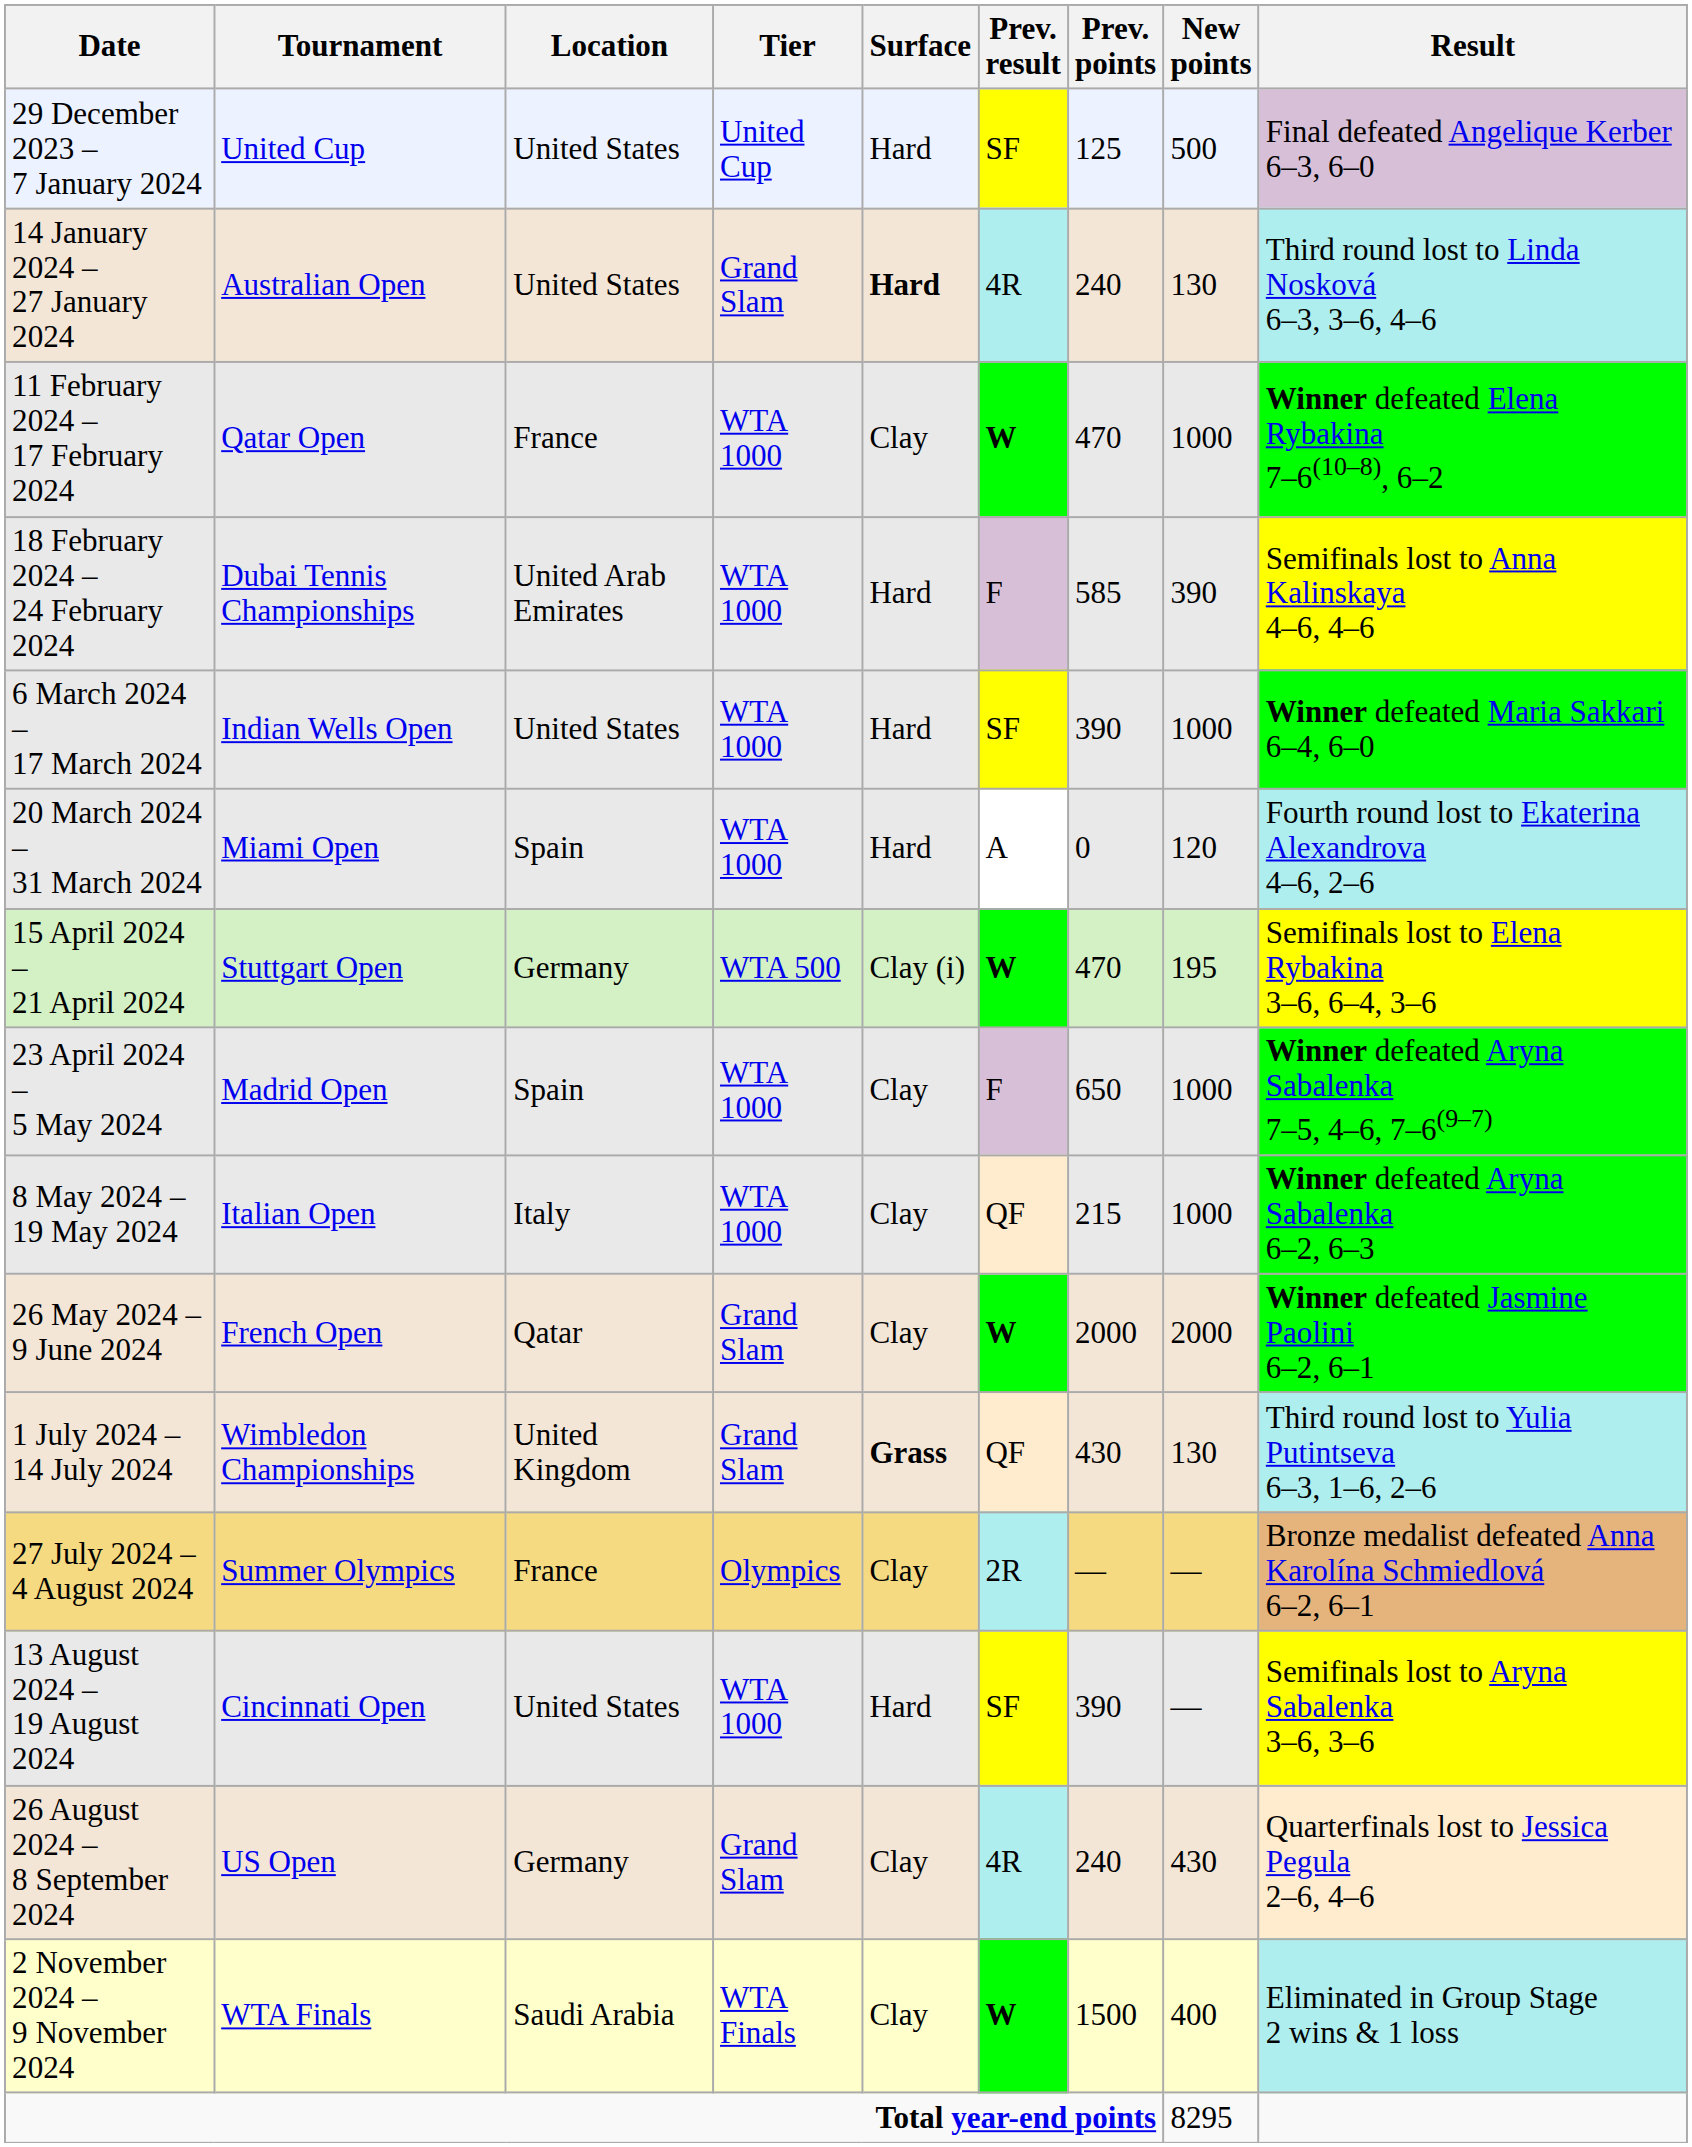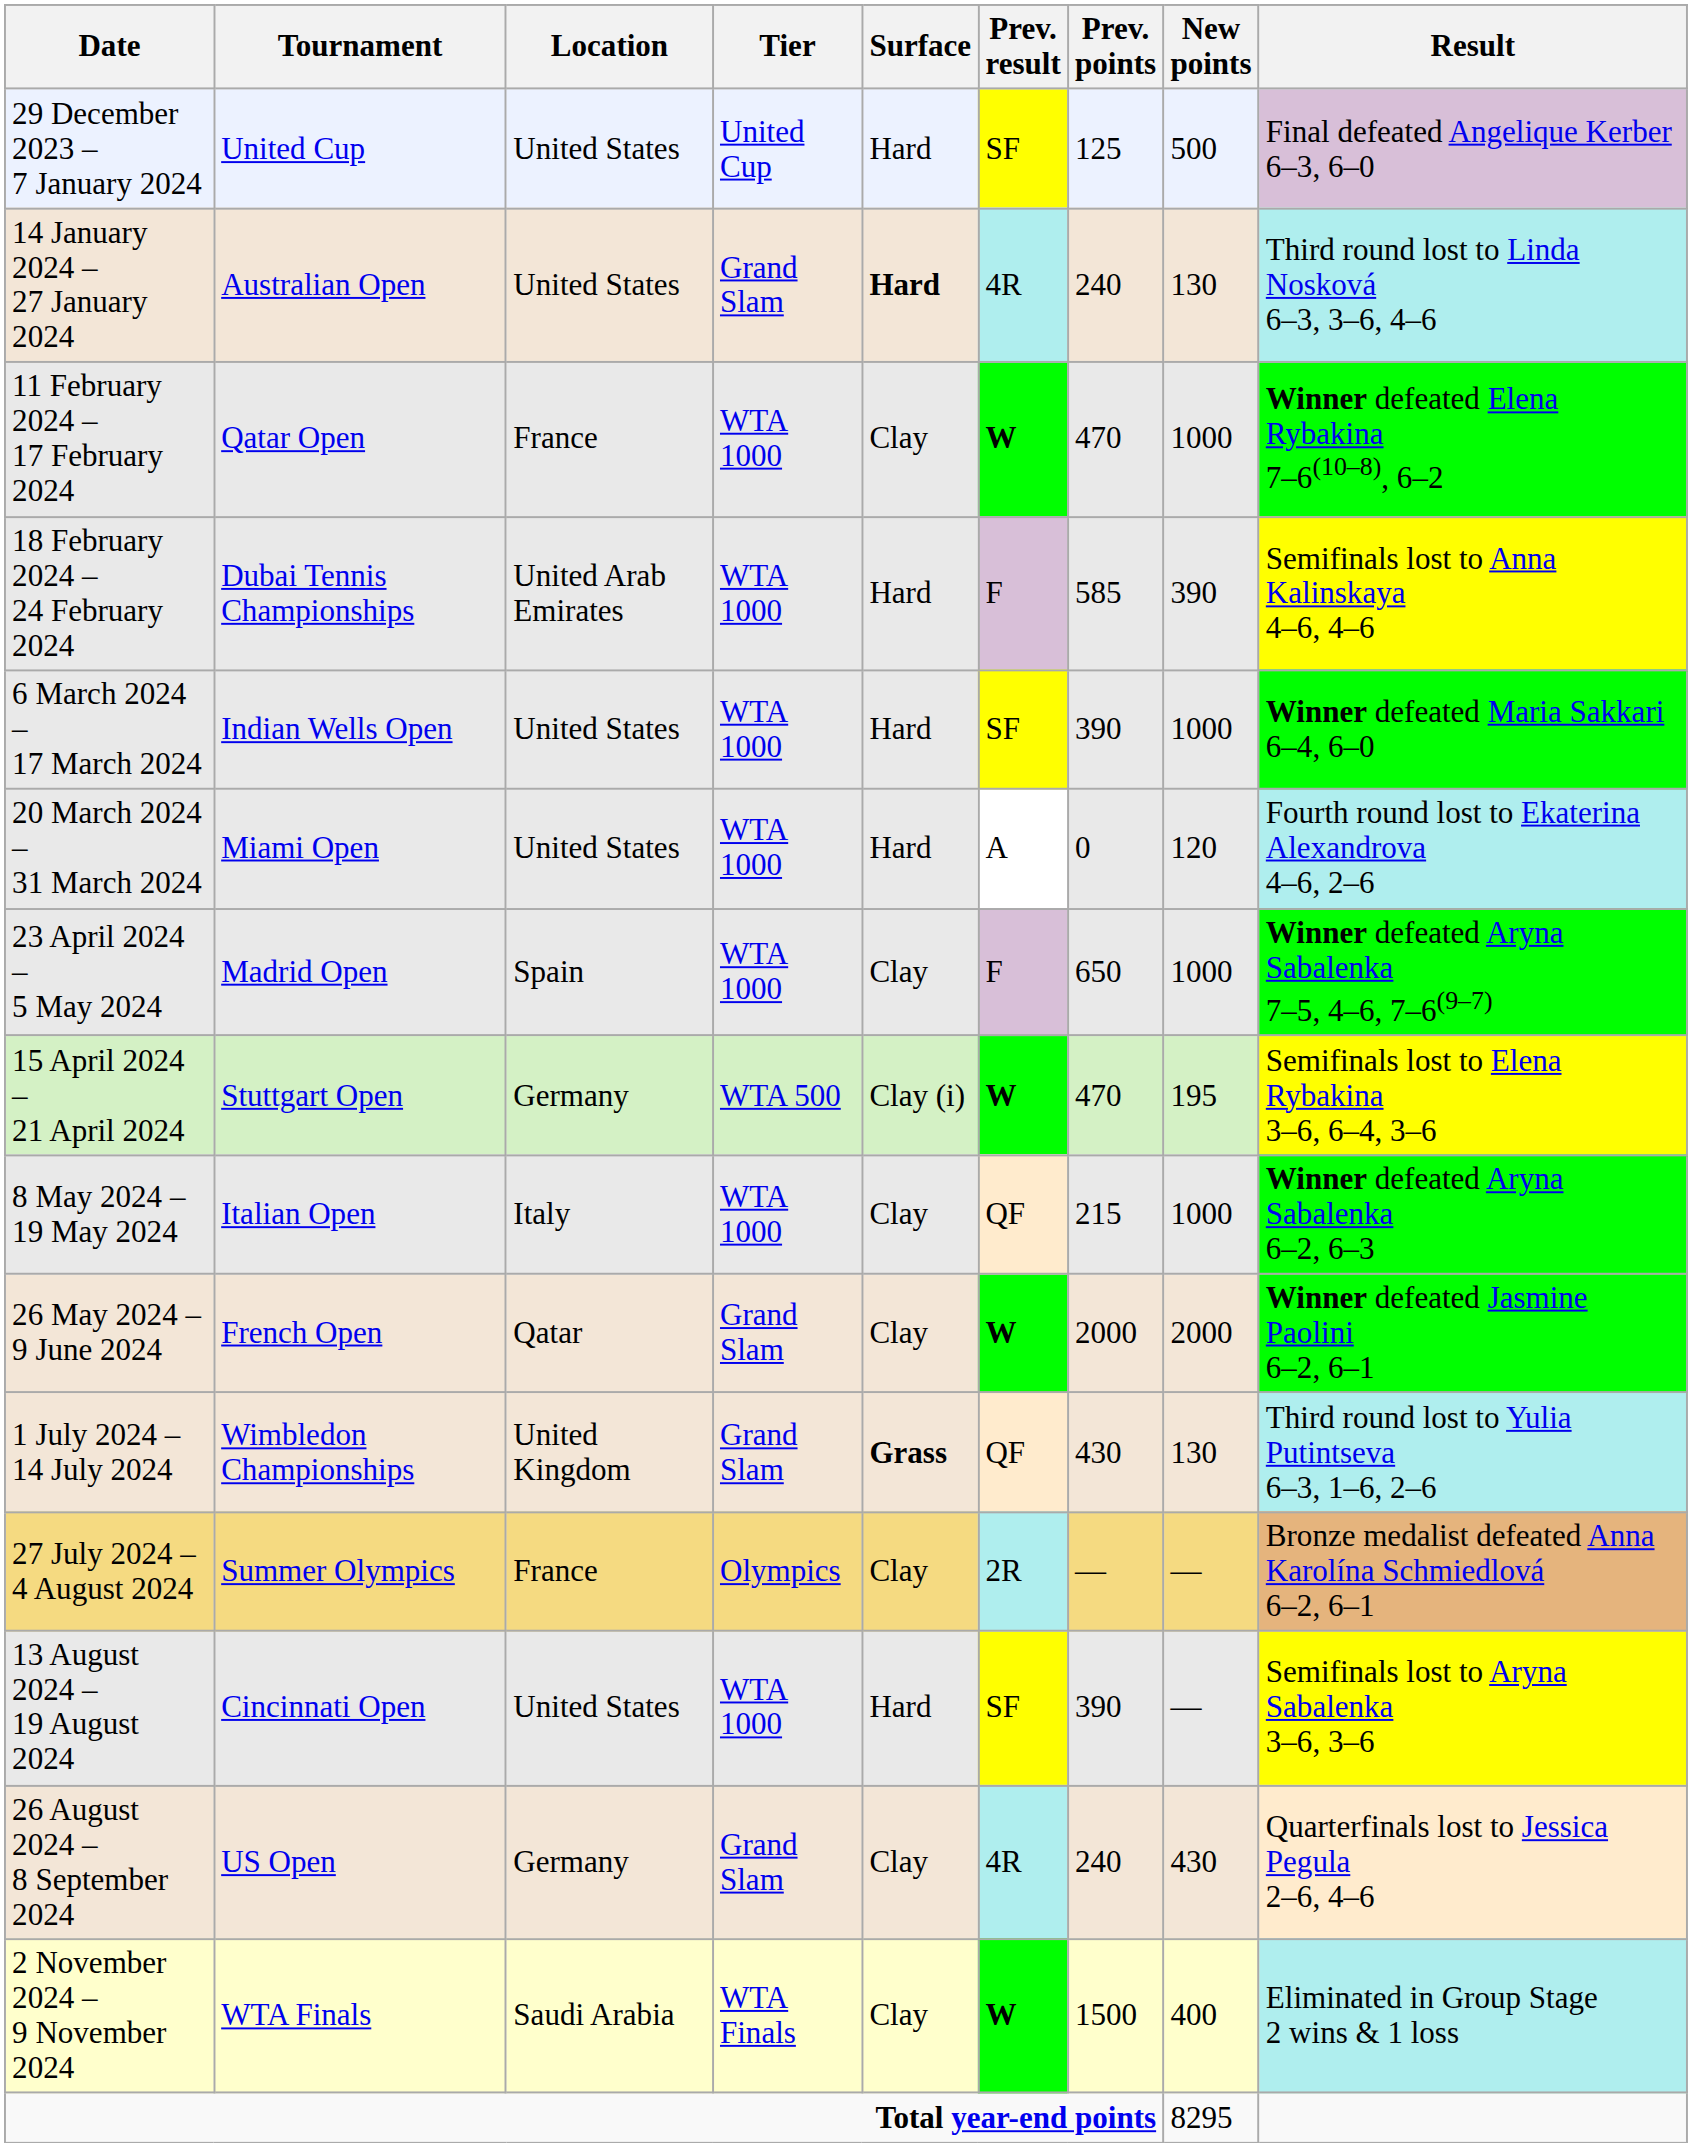(549, 848) Spain -> (597, 848) United States
rows swapped: (98, 967) <-> (98, 1090)
